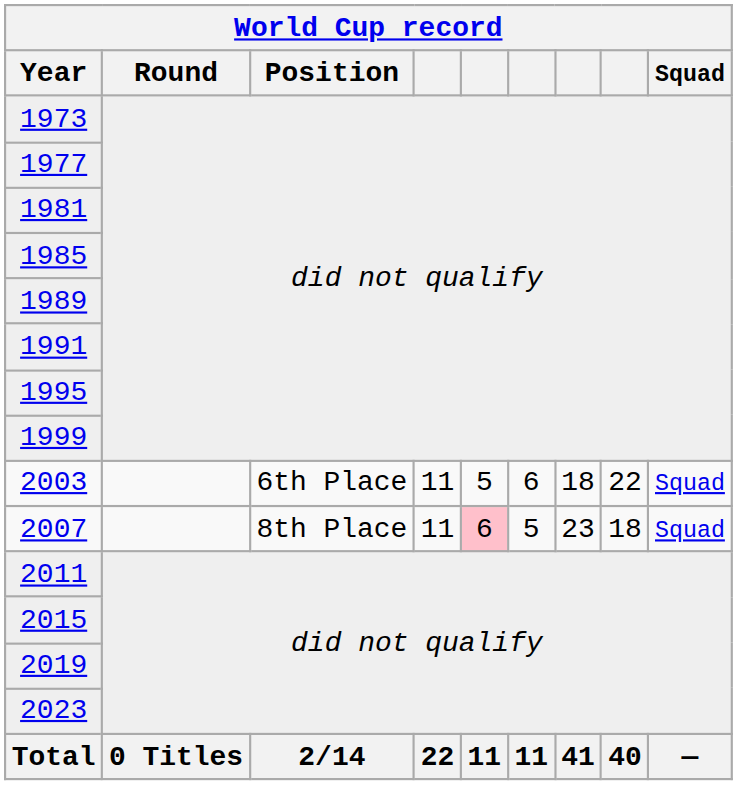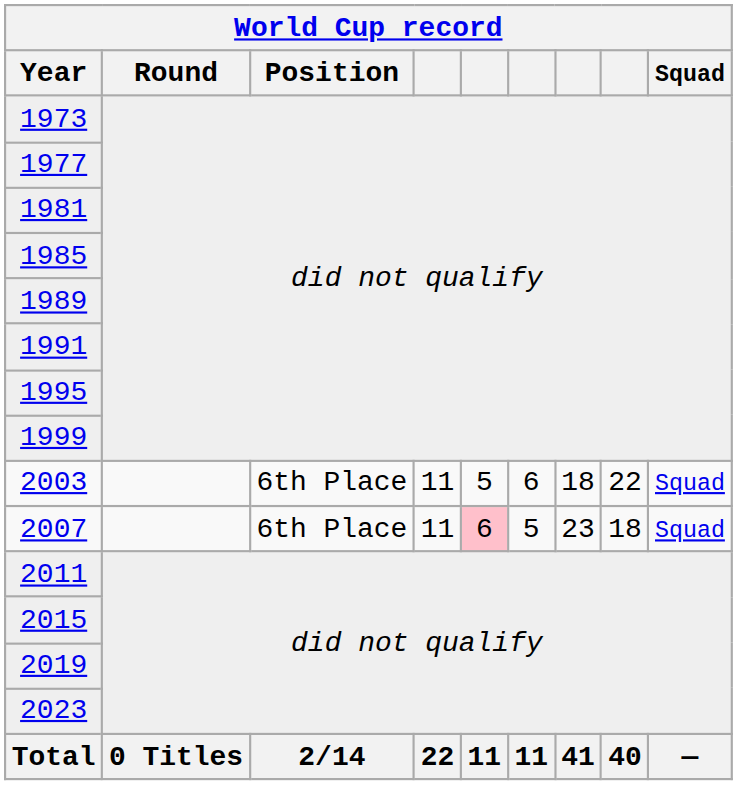(332, 529) 8th Place -> (332, 529) 6th Place
